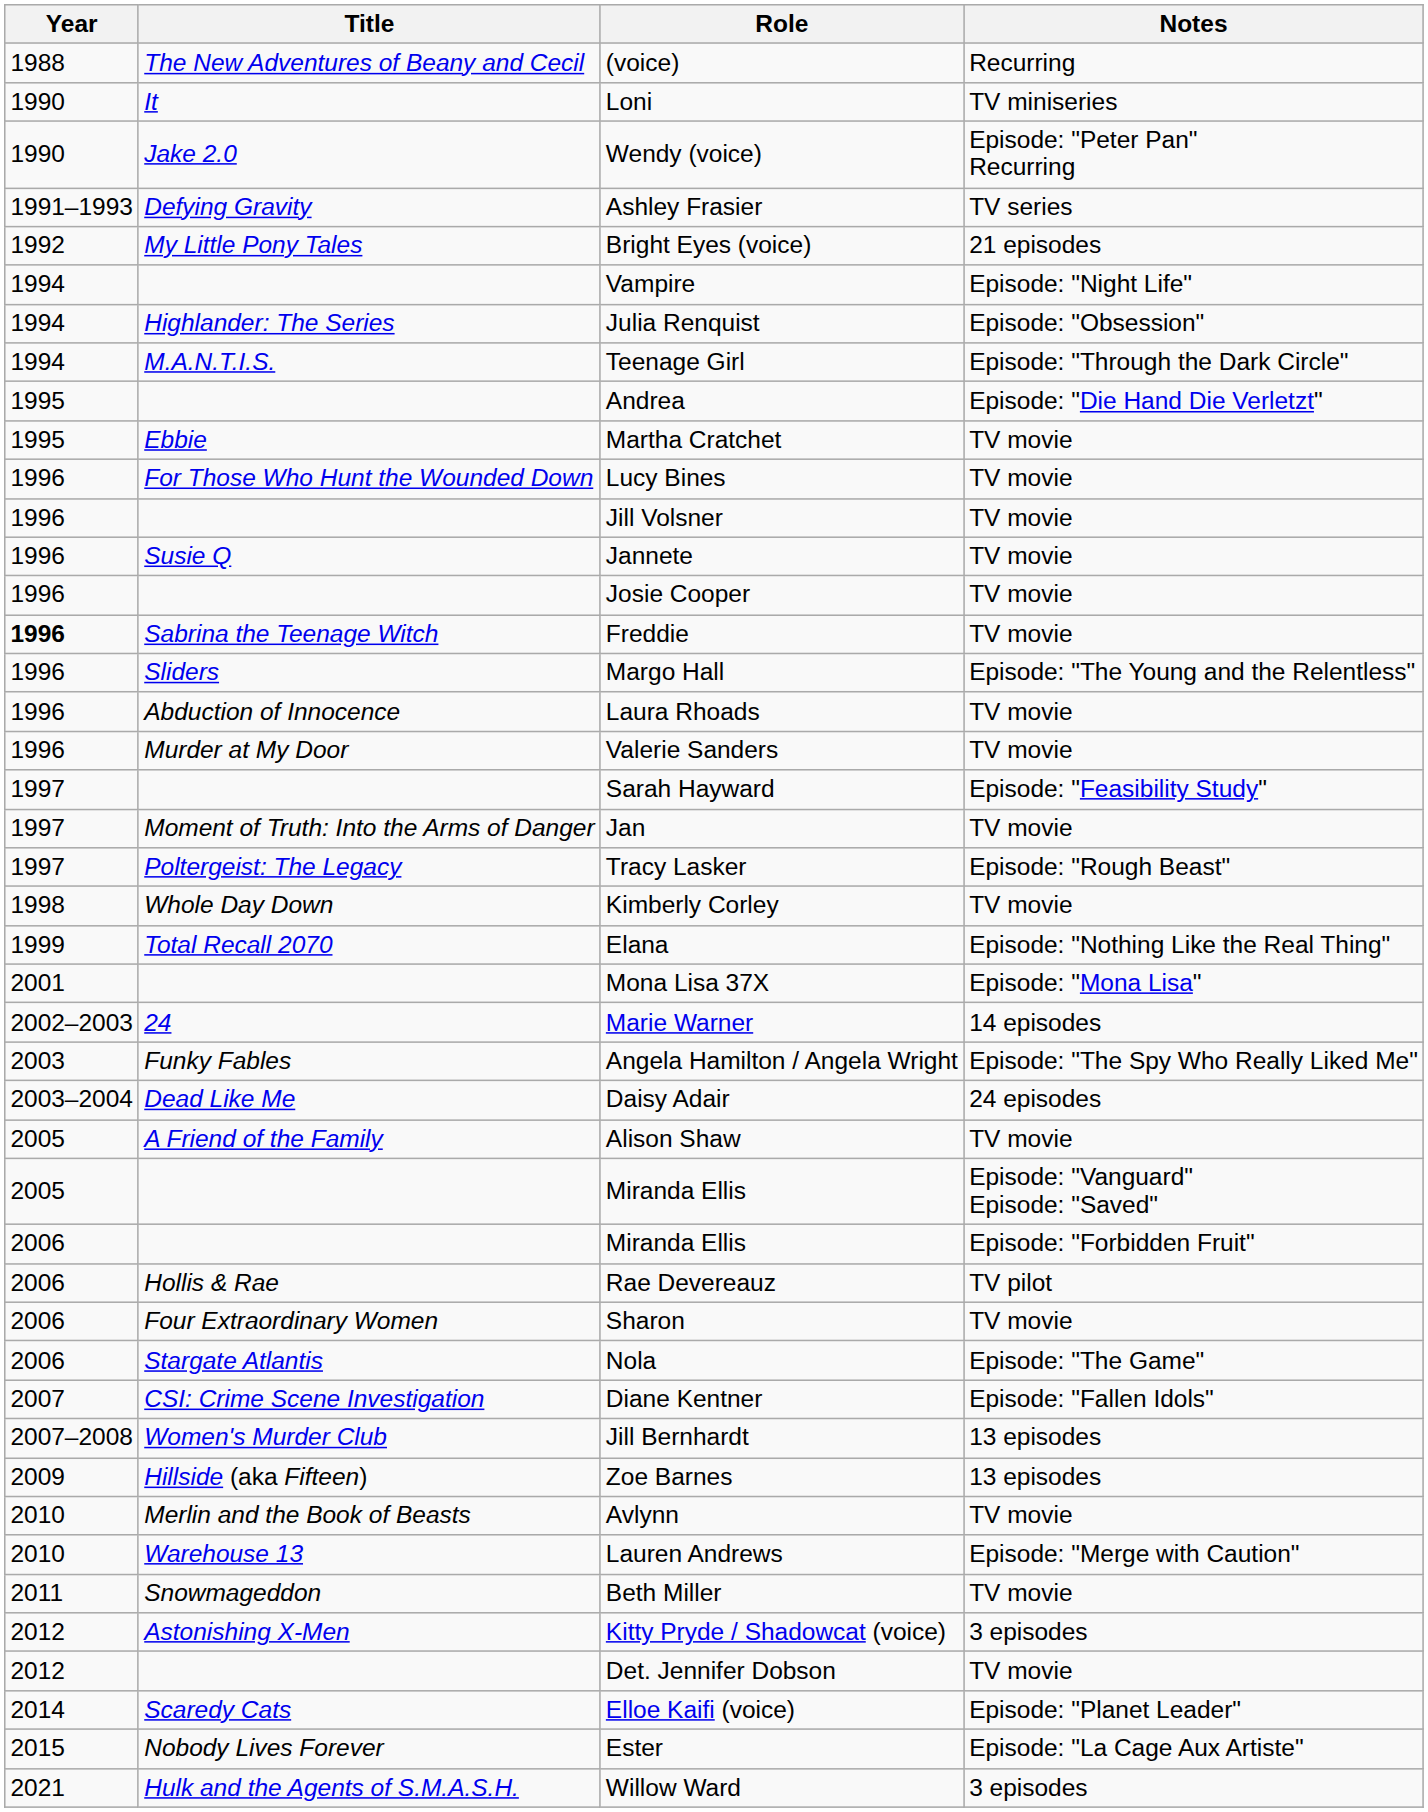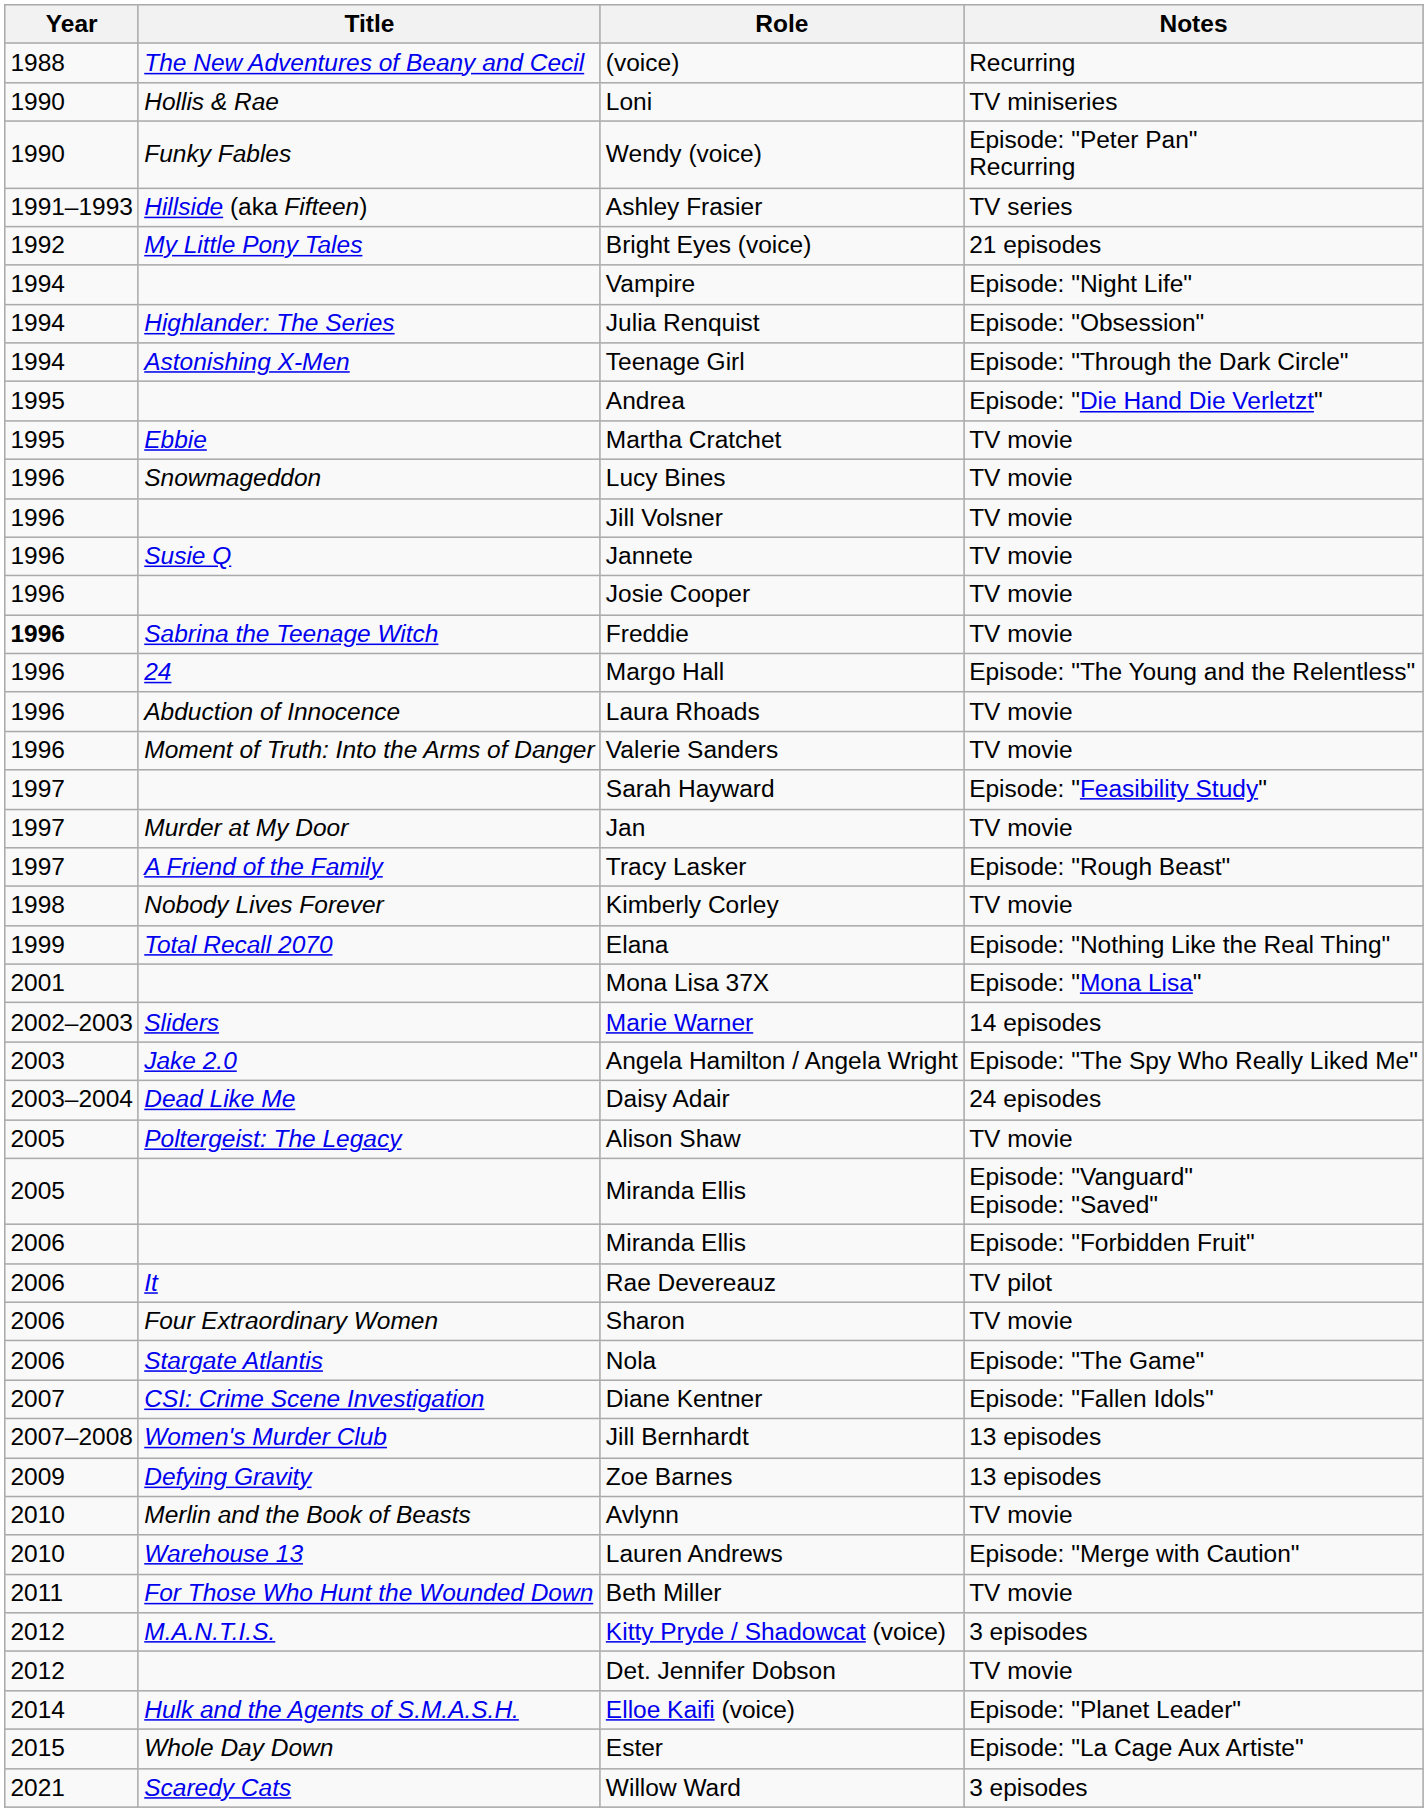(151, 101) It -> (212, 101) Hollis & Rae
(191, 154) Jake 2.0 -> (218, 154) Funky Fables
(228, 206) Defying Gravity -> (256, 206) Hillside (aka Fifteen)
(210, 362) M.A.N.T.I.S. -> (247, 362) Astonishing X-Men
(369, 478) For Those Who Hunt the Wounded Down -> (233, 478) Snowmageddon
(182, 672) Sliders -> (158, 672) 24
(246, 750) Murder at My Door -> (369, 750) Moment of Truth: Into the Arms of Danger
(369, 827) Moment of Truth: Into the Arms of Danger -> (246, 827) Murder at My Door
(273, 866) Poltergeist: The Legacy -> (264, 866) A Friend of the Family
(239, 905) Whole Day Down -> (264, 905) Nobody Lives Forever
(158, 1022) 24 -> (182, 1022) Sliders
(218, 1060) Funky Fables -> (191, 1060) Jake 2.0
(264, 1138) A Friend of the Family -> (273, 1138) Poltergeist: The Legacy
(212, 1282) Hollis & Rae -> (151, 1282) It
(256, 1476) Hillside (aka Fifteen) -> (228, 1476) Defying Gravity
(233, 1593) Snowmageddon -> (369, 1593) For Those Who Hunt the Wounded Down
(247, 1631) Astonishing X-Men -> (210, 1631) M.A.N.T.I.S.
(218, 1709) Scaredy Cats -> (332, 1709) Hulk and the Agents of S.M.A.S.H.
(264, 1748) Nobody Lives Forever -> (239, 1748) Whole Day Down
(332, 1787) Hulk and the Agents of S.M.A.S.H. -> (218, 1787) Scaredy Cats
